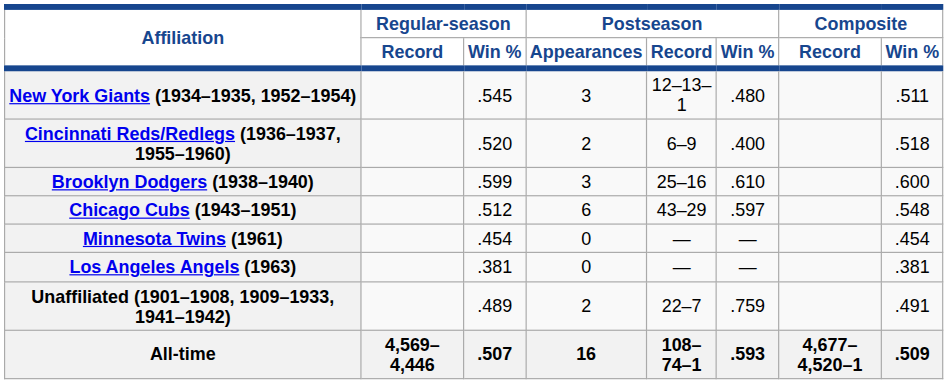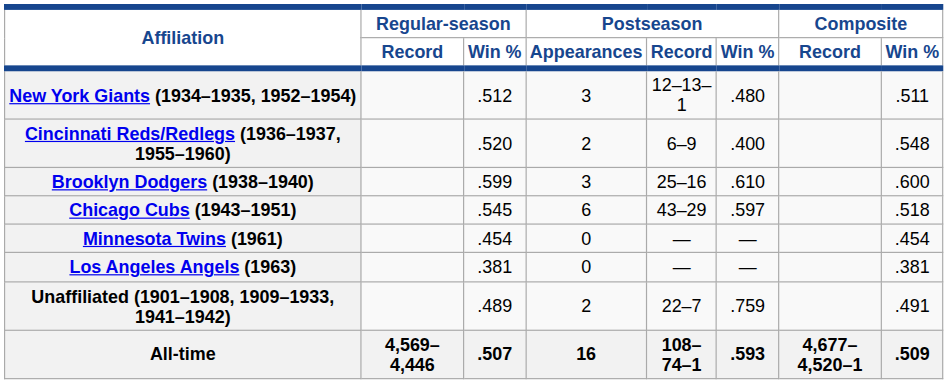(495, 95) .545 -> (495, 95) .512
(912, 144) .518 -> (912, 144) .548
(495, 211) .512 -> (495, 211) .545
(912, 211) .548 -> (912, 211) .518
